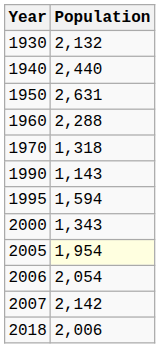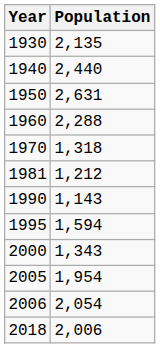(78, 44) 2,132 -> (78, 44) 2,135
+ row: (28, 174)
(78, 252) lightyellow background -> (78, 278) no background
- row: (28, 304)
